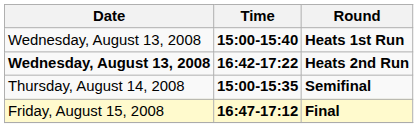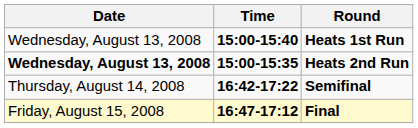(258, 63) 16:42-17:22 -> (258, 63) 15:00-15:35
(258, 87) 15:00-15:35 -> (258, 87) 16:42-17:22
